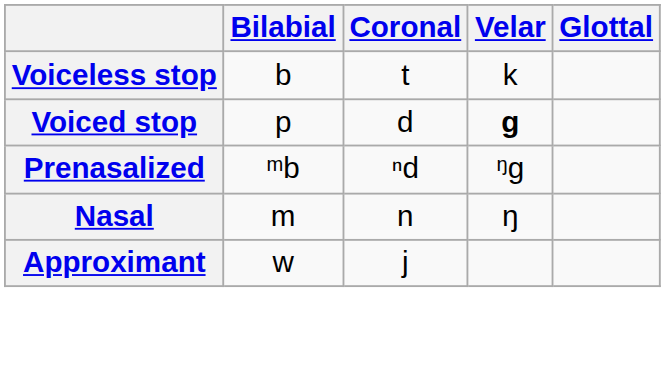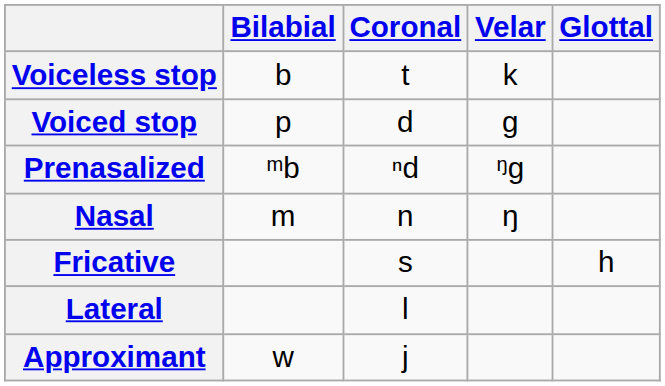(510, 121) bold -> (510, 121) normal
+ row: (114, 262)
+ row: (114, 309)
